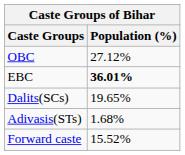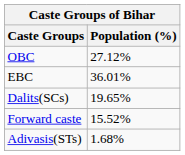(111, 77) bold -> (110, 77) normal
rows swapped: (44, 139) <-> (45, 118)
